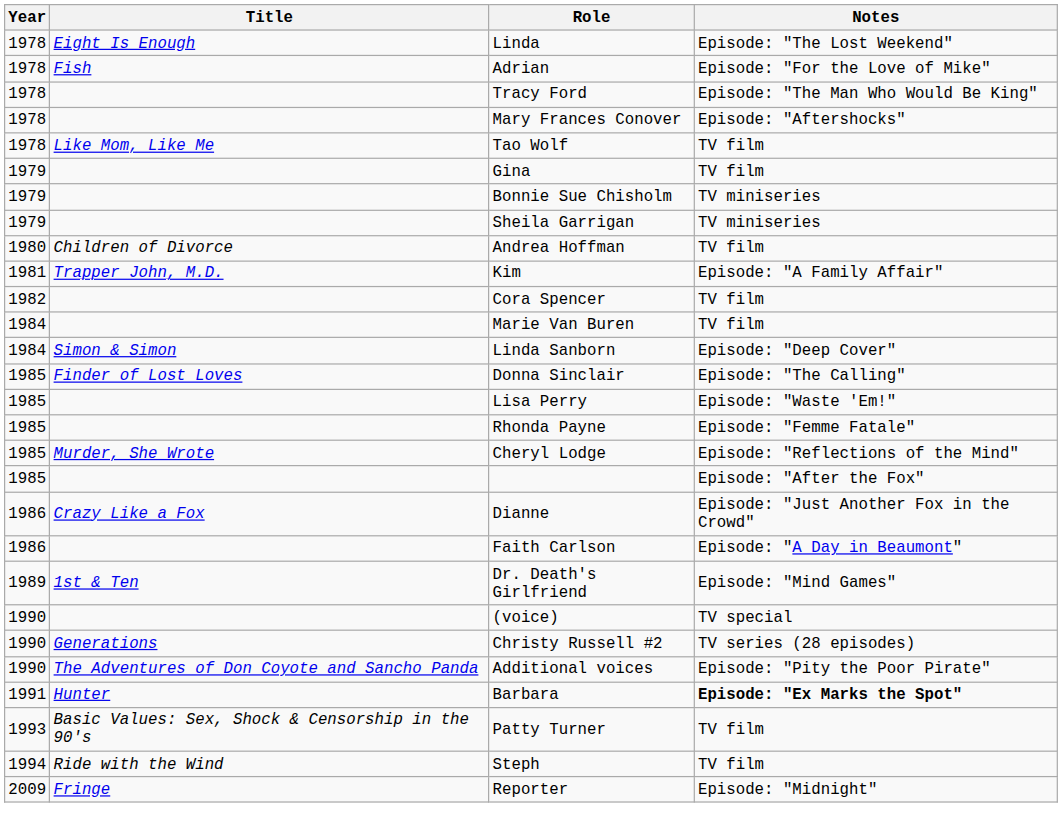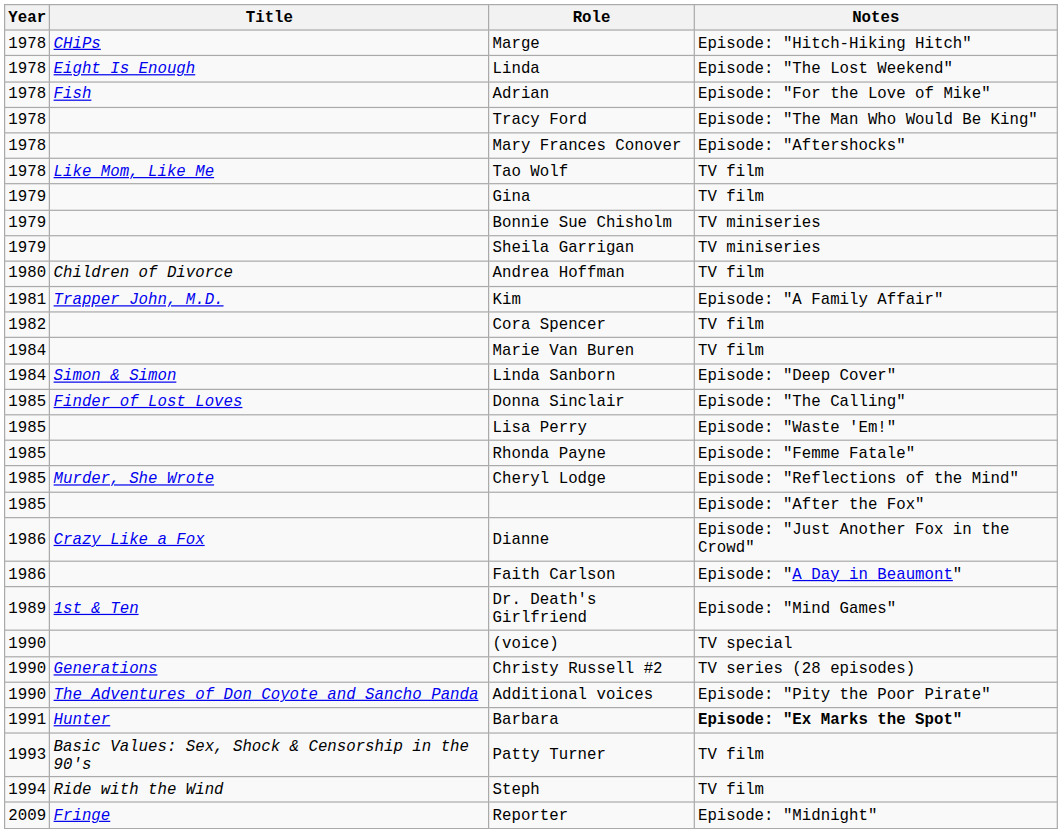+ row: (516, 43)
